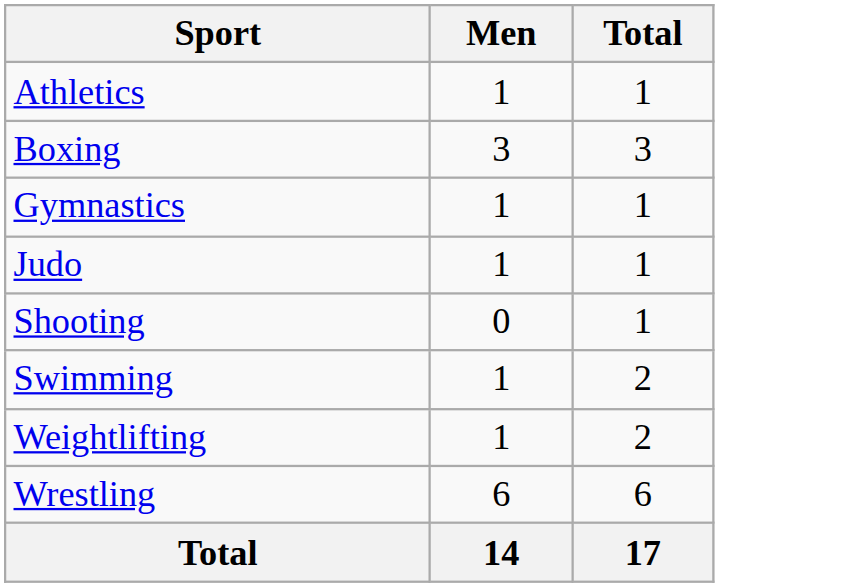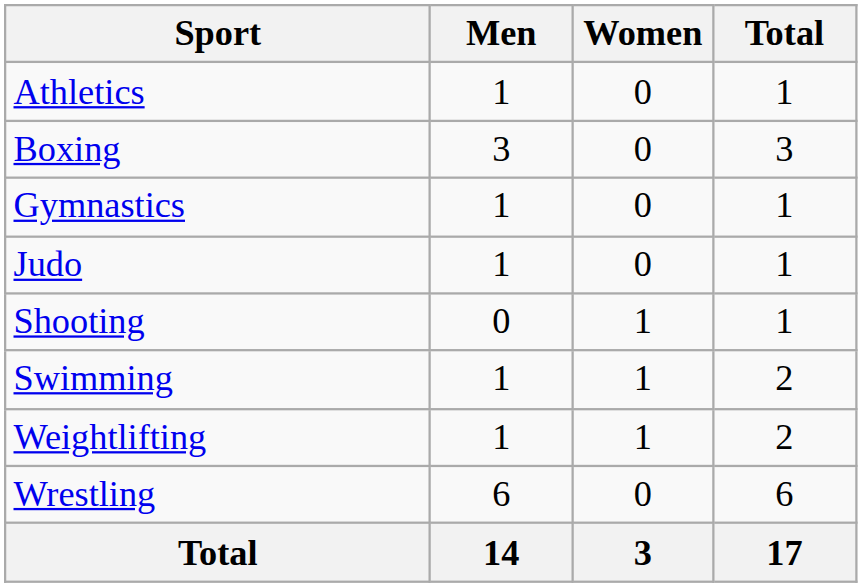+ column: (643, 33)
